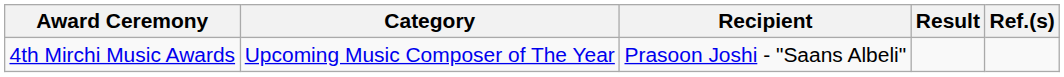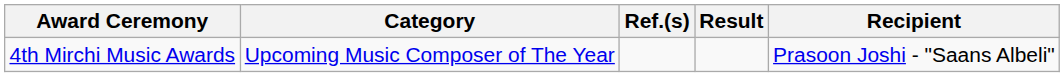columns swapped: (765, 21) <-> (1022, 21)
